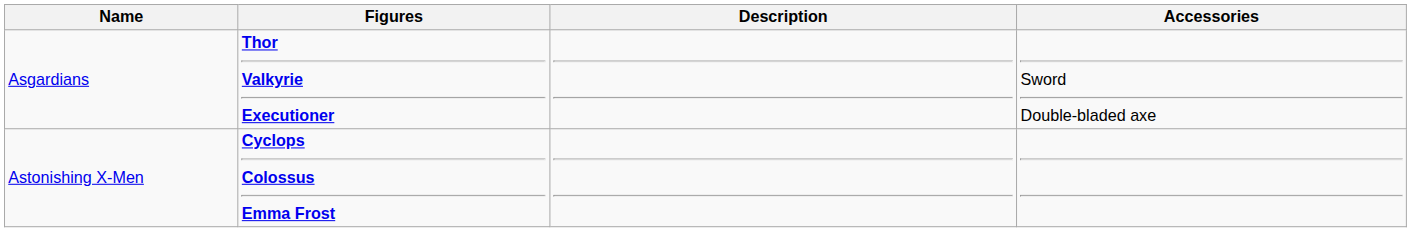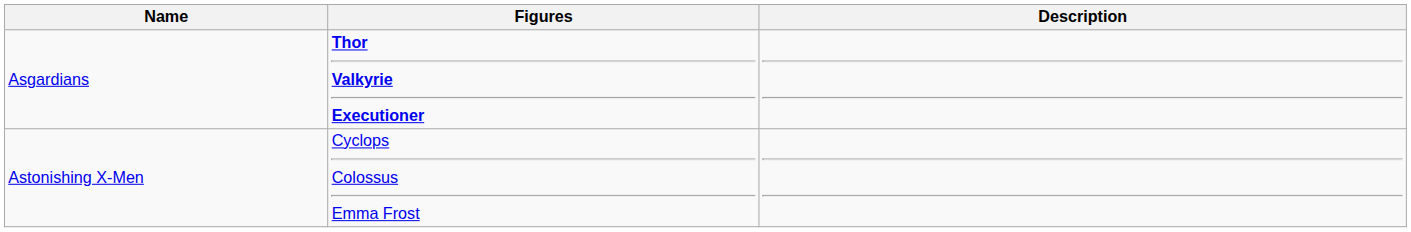- column: (1211, 17)
(394, 177) bold -> (544, 177) normal
